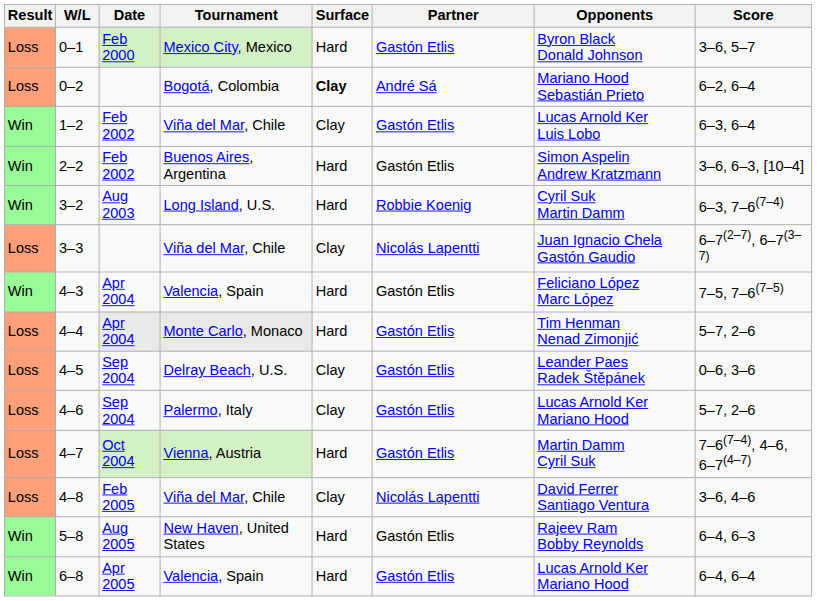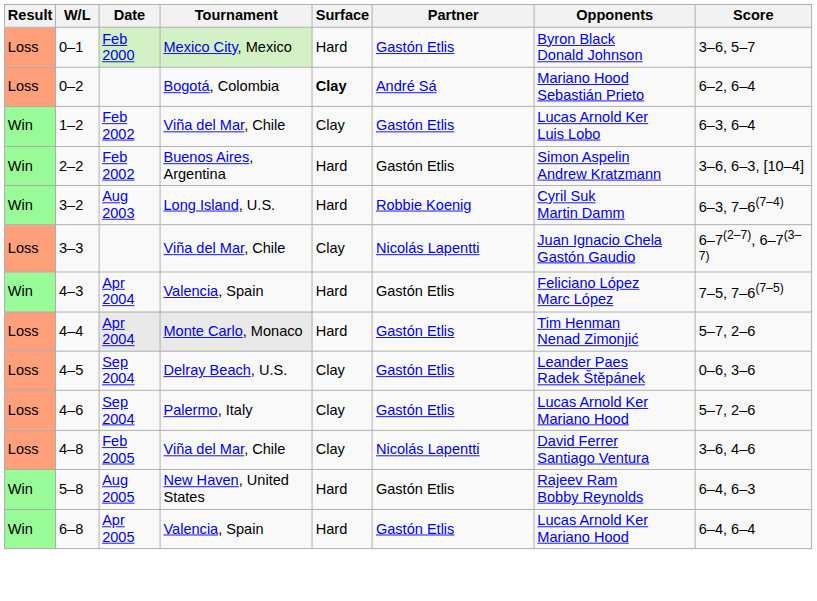- row: (71, 453)
